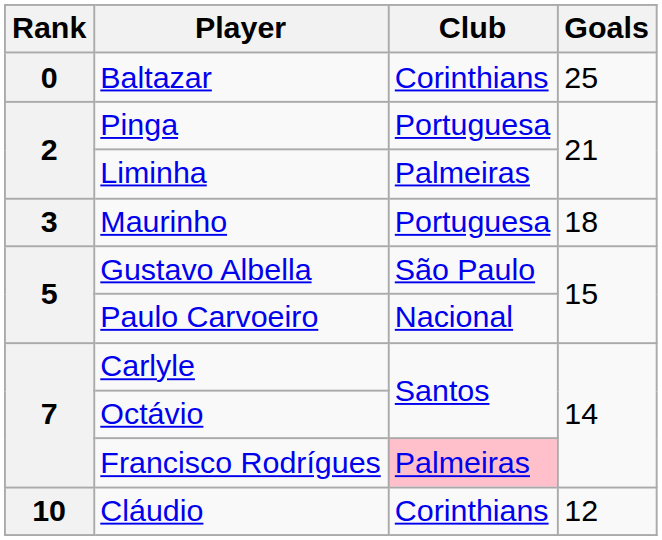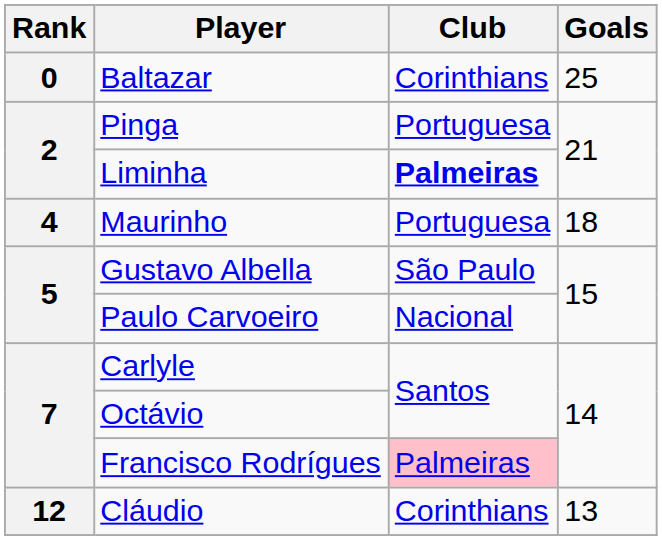(462, 173) normal -> (467, 173) bold
(49, 221) 3 -> (49, 221) 4
(49, 510) 10 -> (49, 510) 12
(581, 510) 12 -> (581, 510) 13
